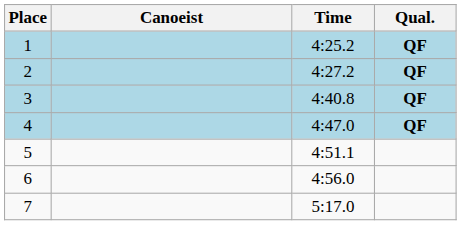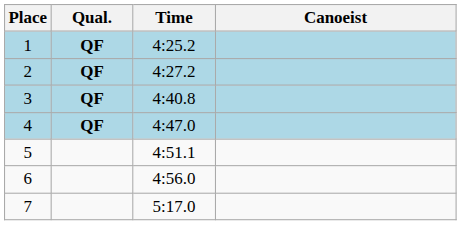columns swapped: (171, 17) <-> (415, 17)
